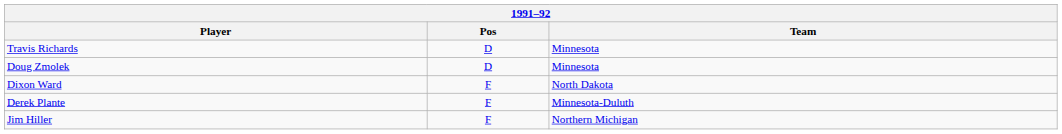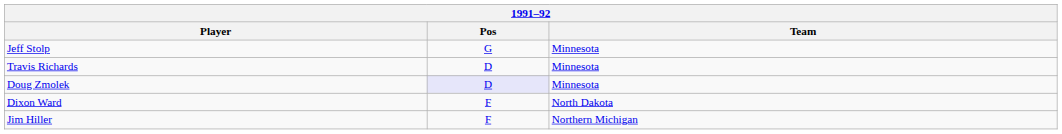+ row: (28, 48)
(488, 66) no background -> (488, 84) lavender background
- row: (36, 102)
